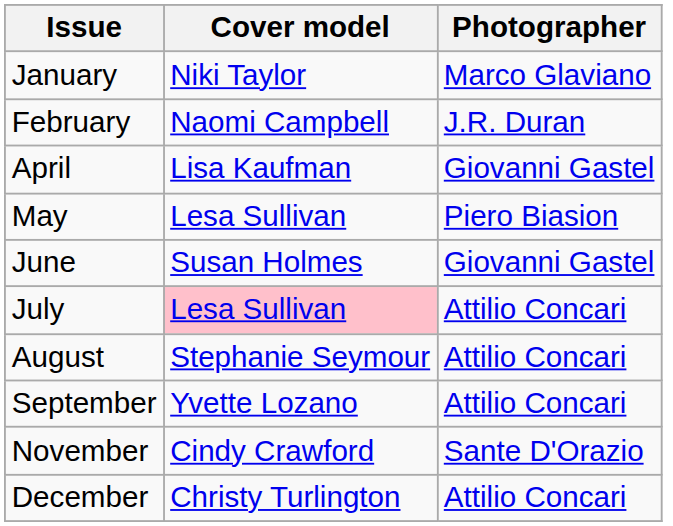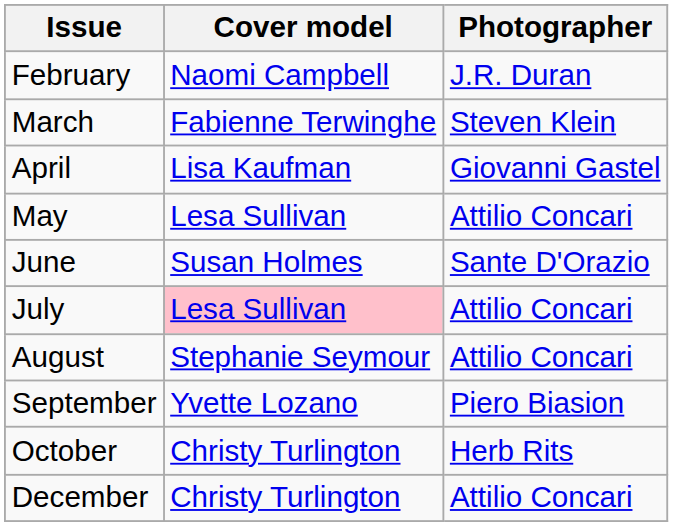- row: (64, 74)
+ row: (53, 121)
(531, 215) Piero Biasion -> (541, 215) Attilio Concari
(549, 262) Giovanni Gastel -> (550, 262) Sante D'Orazio
(535, 403) Attilio Concari -> (537, 403) Piero Biasion
+ row: (64, 450)
- row: (80, 450)
